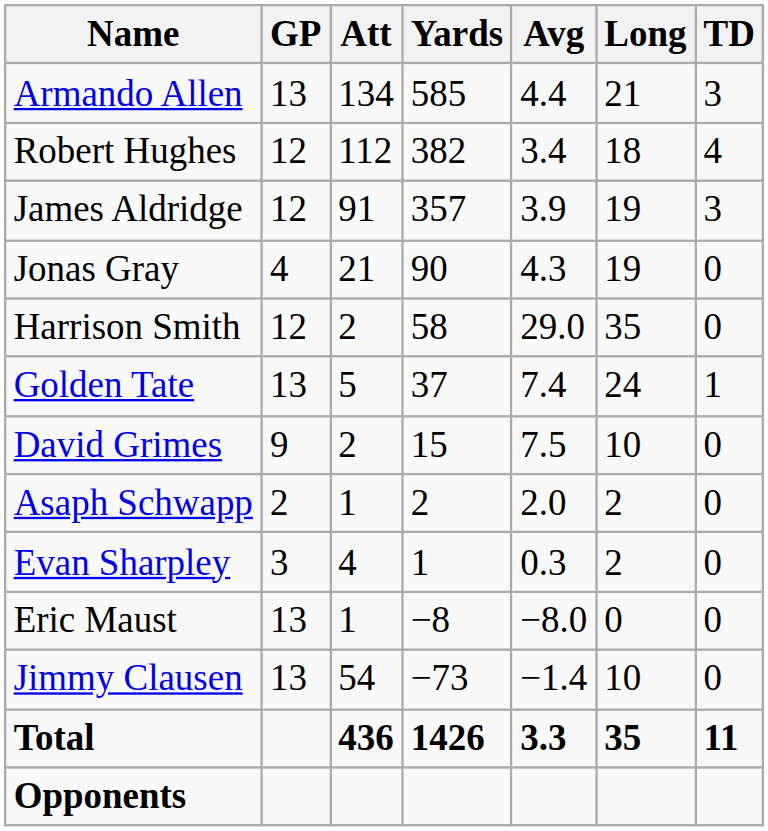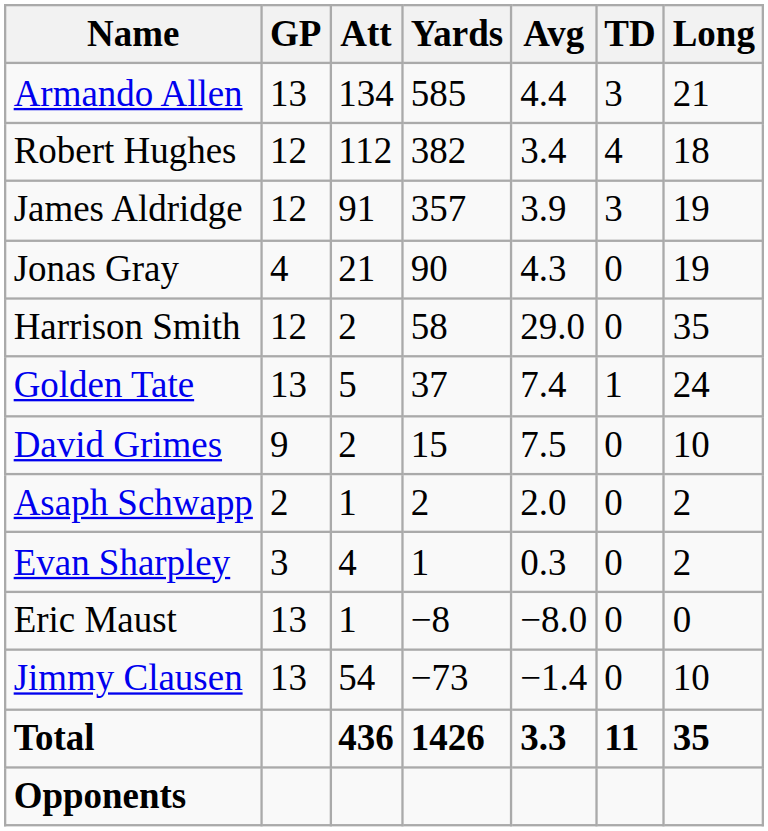columns swapped: (729, 33) <-> (645, 33)
